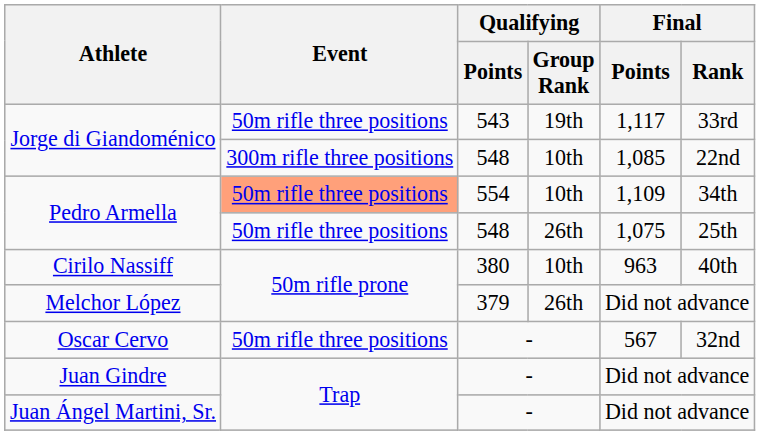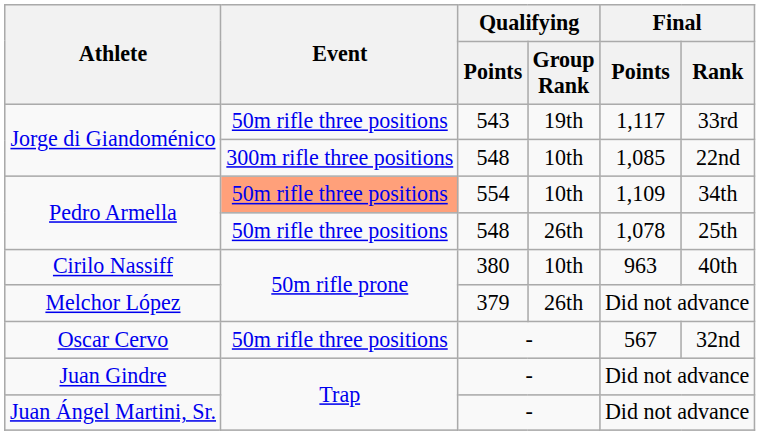(641, 230) 1,075 -> (641, 230) 1,078
